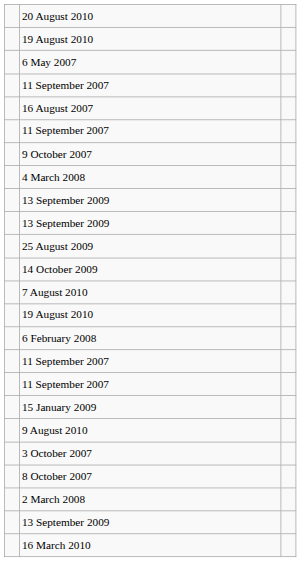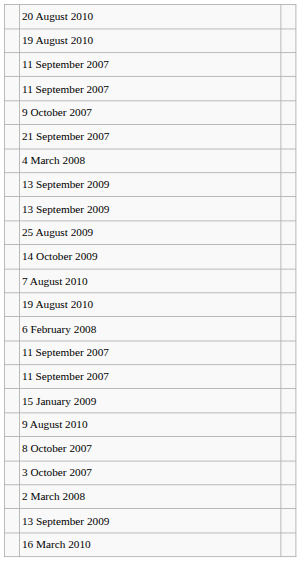- row: (12, 62)
- row: (12, 108)
+ row: (12, 137)
rows swapped: (12, 453) <-> (12, 476)
